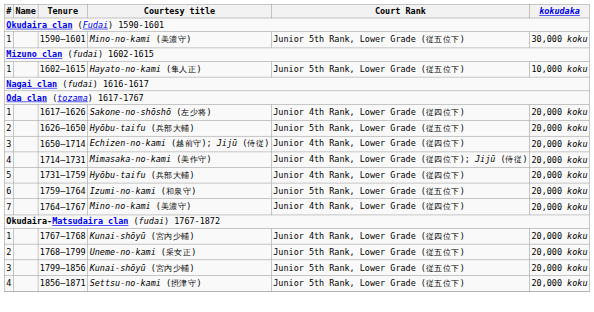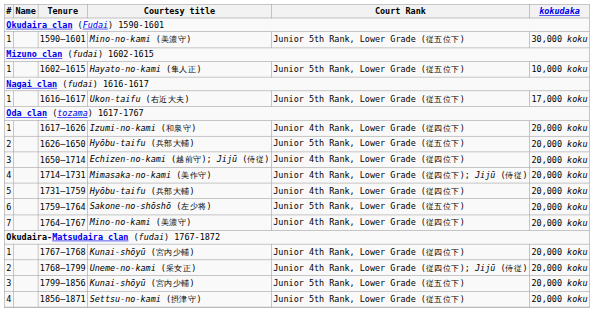+ row: (63, 99)
(151, 112) Sakone-no-shōshō (左少将) -> (143, 128) Izumi-no-kami (和泉守)
(143, 191) Izumi-no-kami (和泉守) -> (151, 206) Sakone-no-shōshō (左少将)
(369, 252) Junior 5th Rank, Lower Grade (従五位下) -> (400, 267) Junior 4th Rank, Lower Grade (従四位下); Jijū (侍従)
